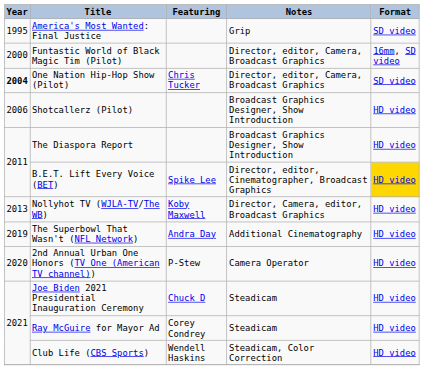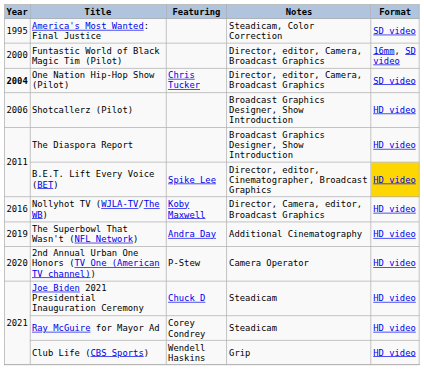(240, 31) Grip -> (272, 31) Steadicam, Color Correction
(17, 209) 2013 -> (17, 209) 2016
(272, 353) Steadicam, Color Correction -> (240, 353) Grip
